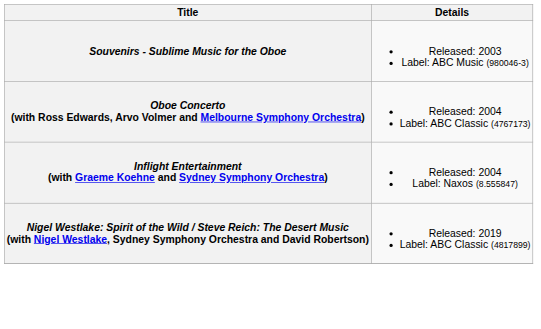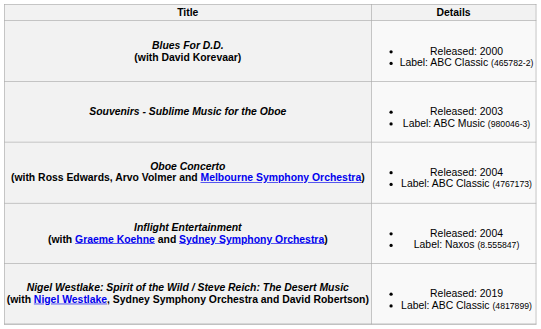+ row: (188, 51)
